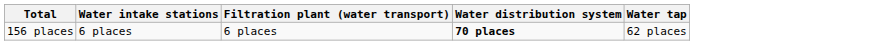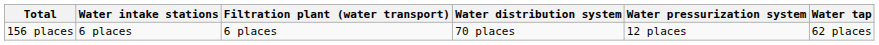+ column: (717, 13)
(485, 31) bold -> (485, 31) normal
